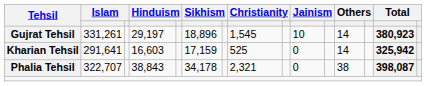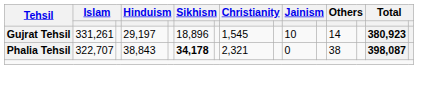- row: (43, 51)
(201, 67) normal -> (192, 51) bold
